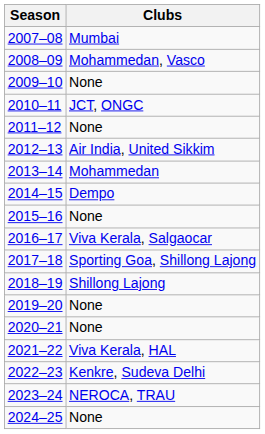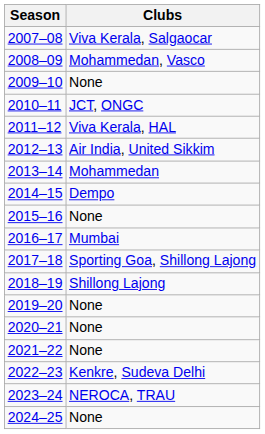(94, 37) Mumbai -> (140, 37) Viva Kerala, Salgaocar
(86, 127) None -> (122, 127) Viva Kerala, HAL
(140, 238) Viva Kerala, Salgaocar -> (94, 238) Mumbai
(122, 350) Viva Kerala, HAL -> (86, 350) None
